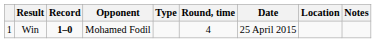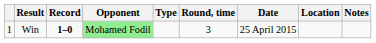(118, 29) no background -> (118, 29) lightgreen background
(208, 29) 4 -> (208, 29) 3
